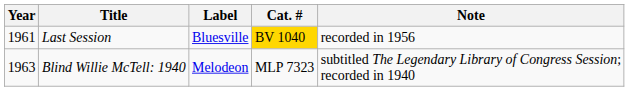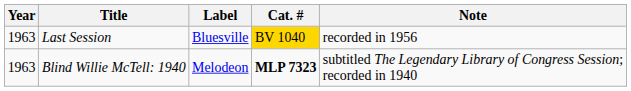(22, 37) 1961 -> (22, 37) 1963
(285, 67) normal -> (286, 67) bold
